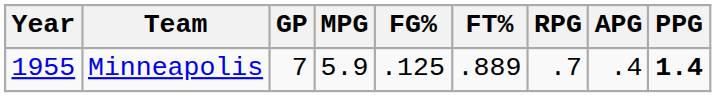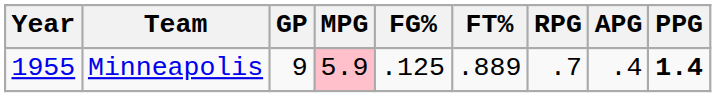(300, 70) 7 -> (300, 70) 9
(344, 70) no background -> (344, 70) pink background
